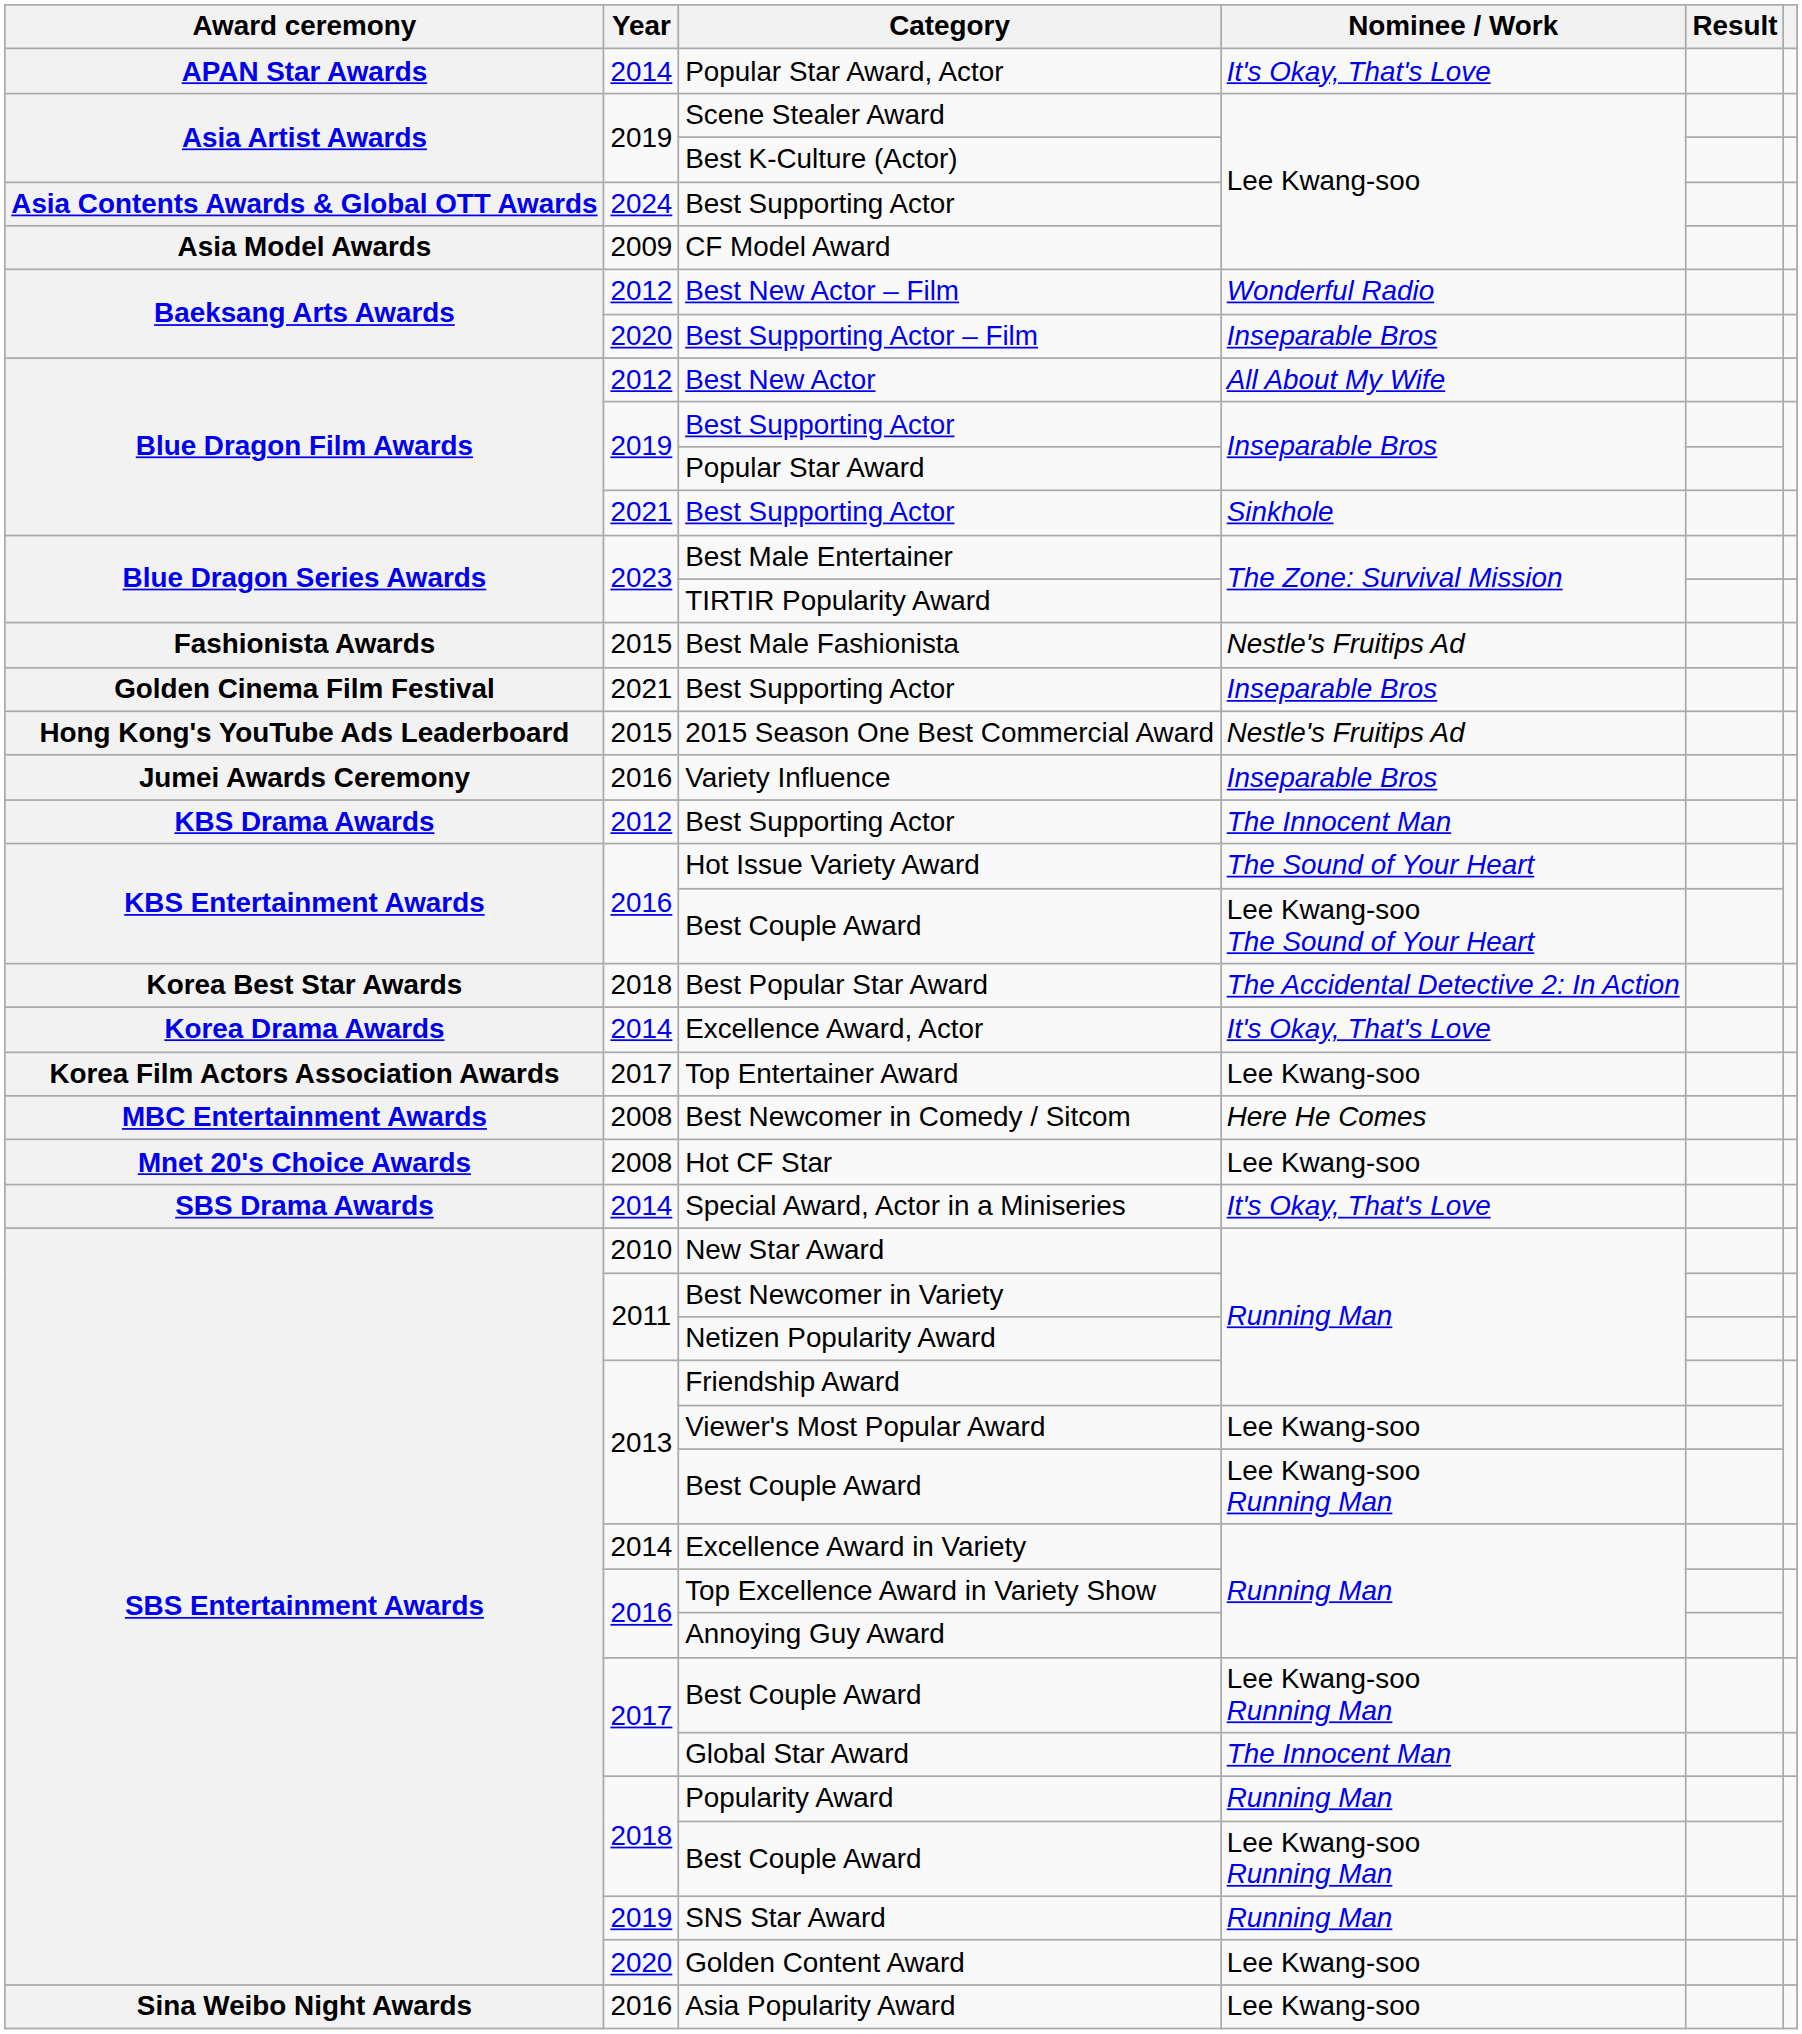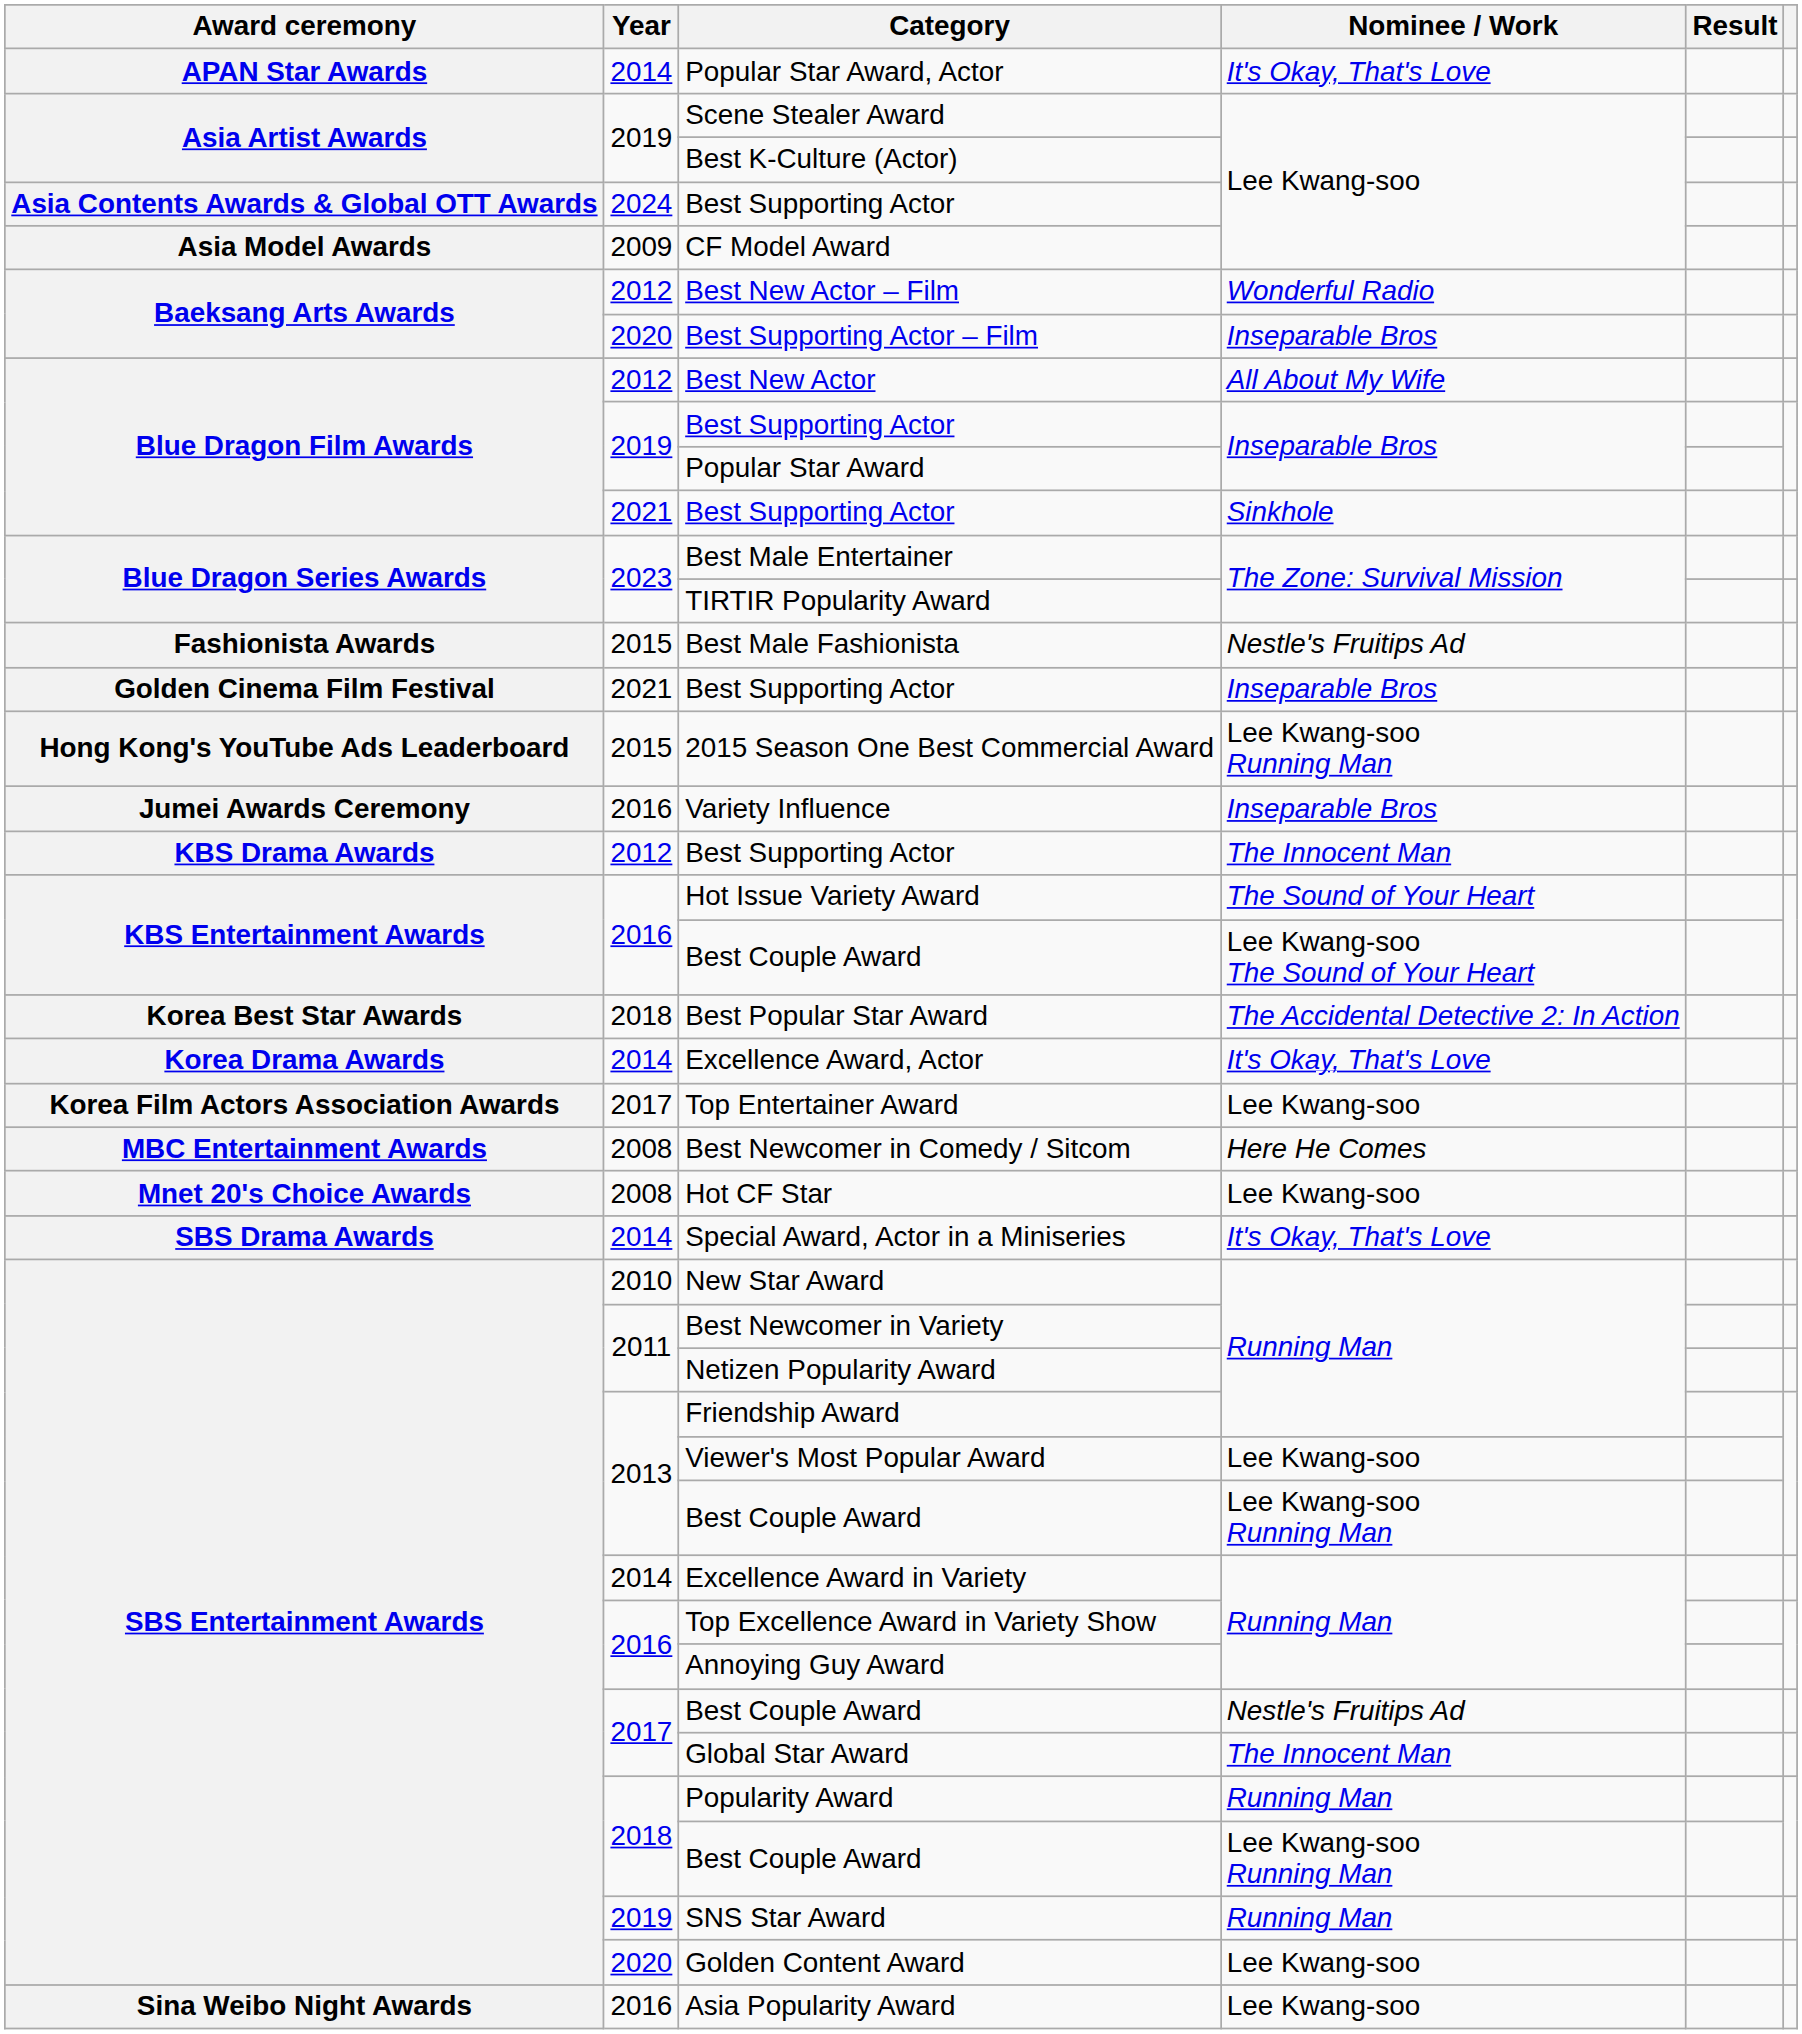(1346, 733) Nestle's Fruitips Ad -> (1323, 748) Lee Kwang-soo Running Man
(1323, 1694) Lee Kwang-soo Running Man -> (1346, 1710) Nestle's Fruitips Ad
